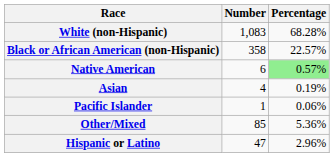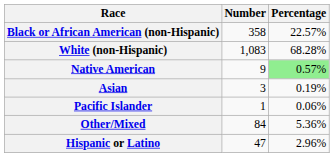rows swapped: (113, 32) <-> (113, 50)
(263, 69) 6 -> (263, 69) 9
(263, 87) 4 -> (263, 87) 3
(260, 124) 85 -> (260, 124) 84
